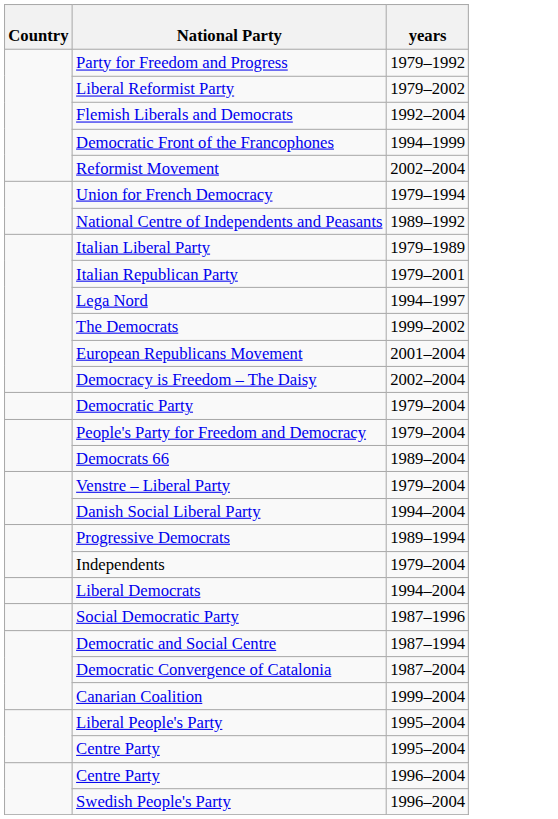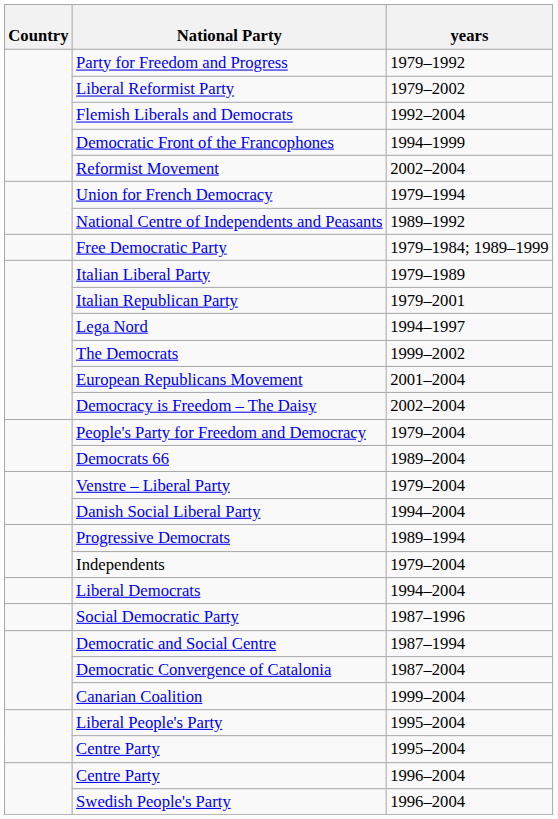+ row: (151, 247)
- row: (135, 405)
